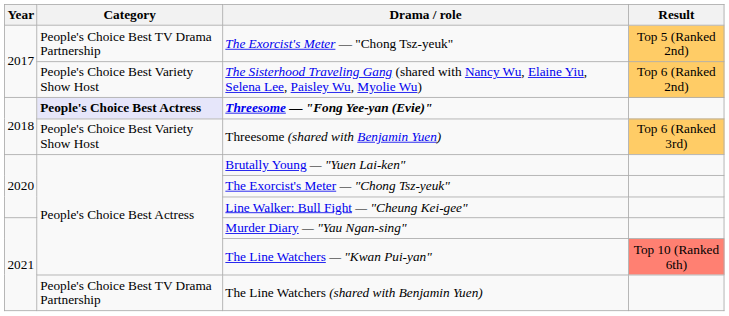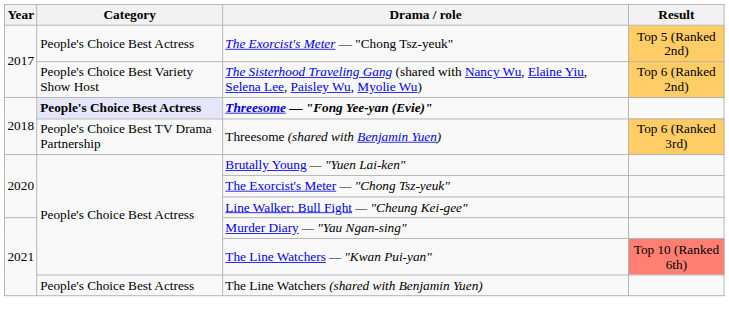(126, 43) People's Choice Best TV Drama Partnership -> (117, 43) People's Choice Best Actress
(117, 136) People's Choice Best Variety Show Host -> (126, 136) People's Choice Best TV Drama Partnership
(126, 292) People's Choice Best TV Drama Partnership -> (117, 285) People's Choice Best Actress
